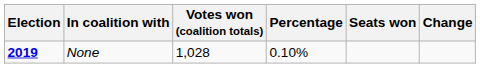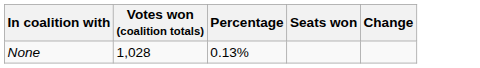- column: (34, 22)
(289, 52) 0.10% -> (230, 52) 0.13%
